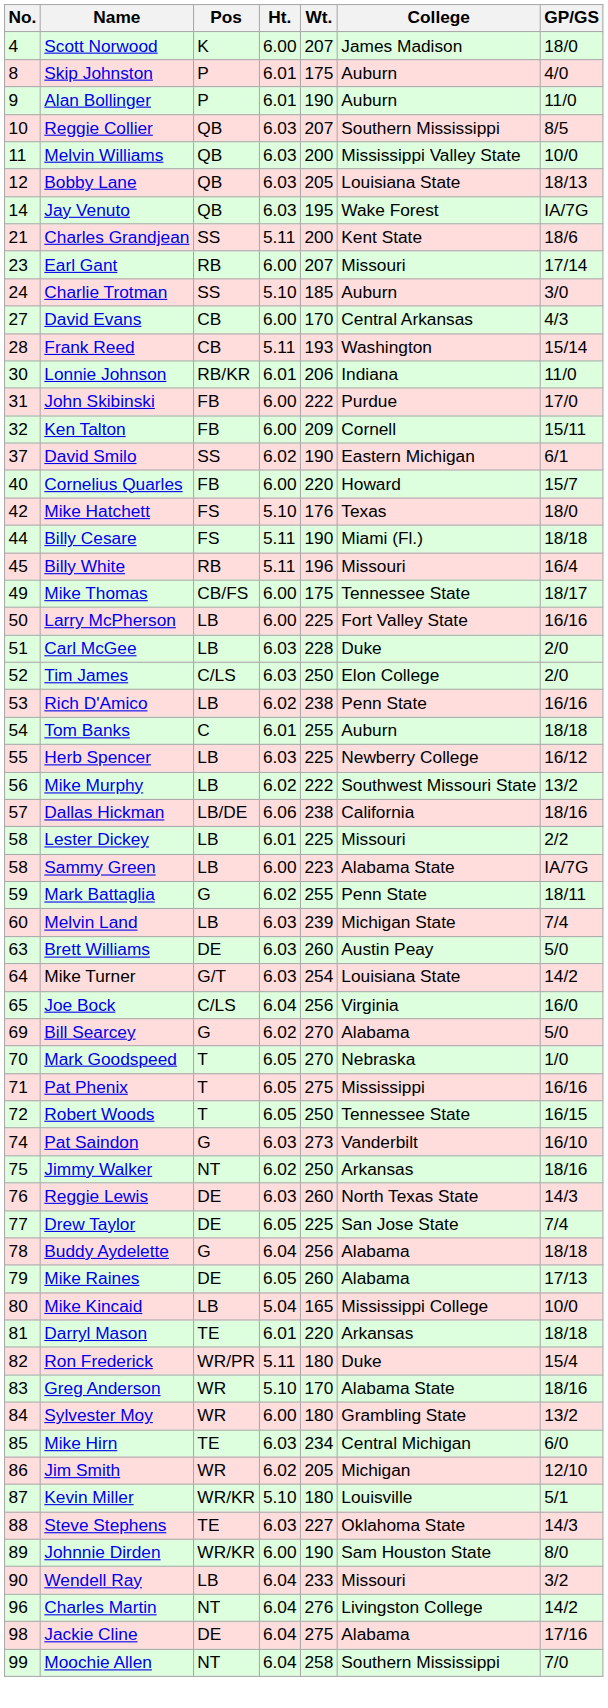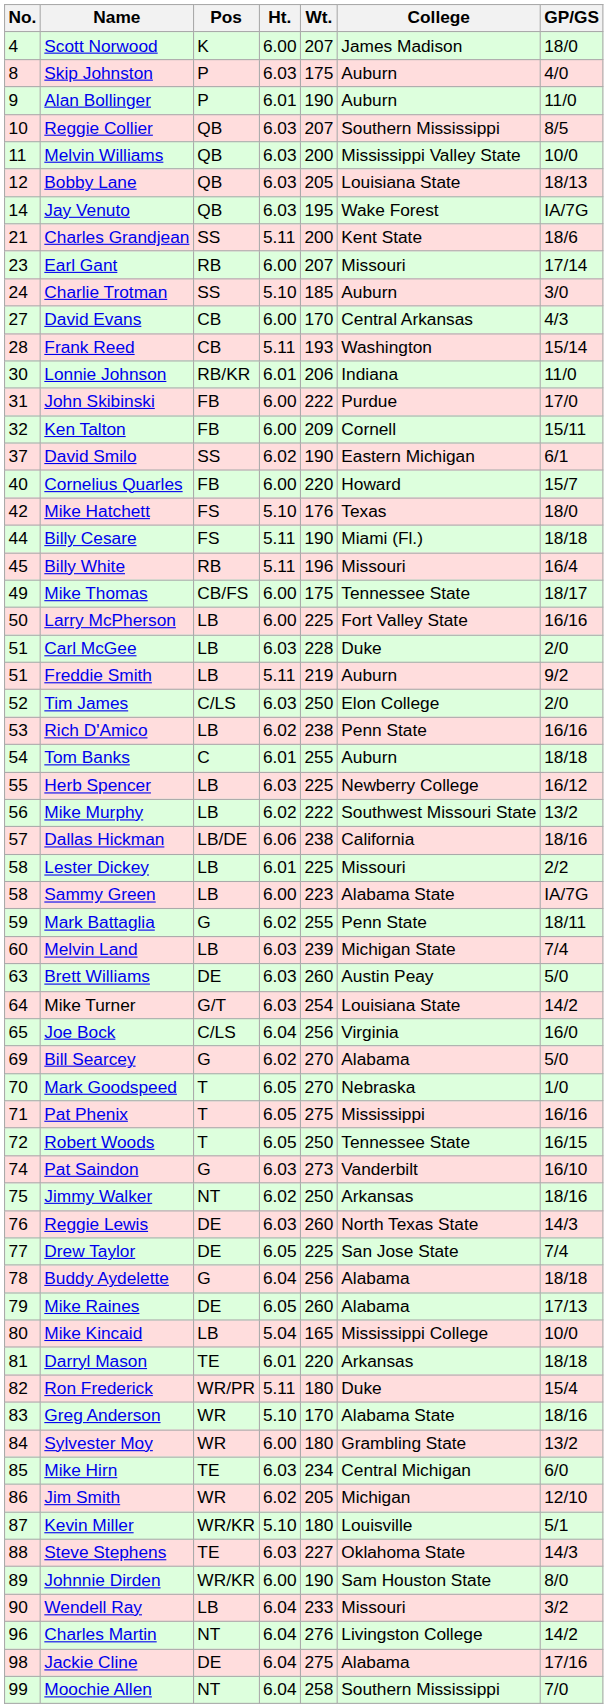(280, 73) 6.01 -> (280, 73) 6.03
+ row: (98, 675)
